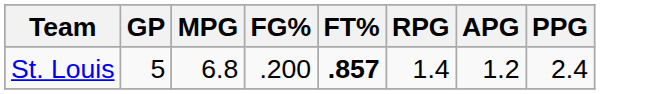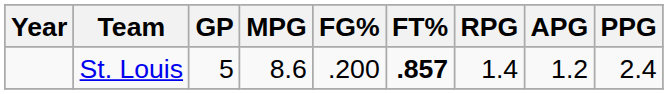+ column: (39, 26)
(220, 68) 6.8 -> (288, 68) 8.6
